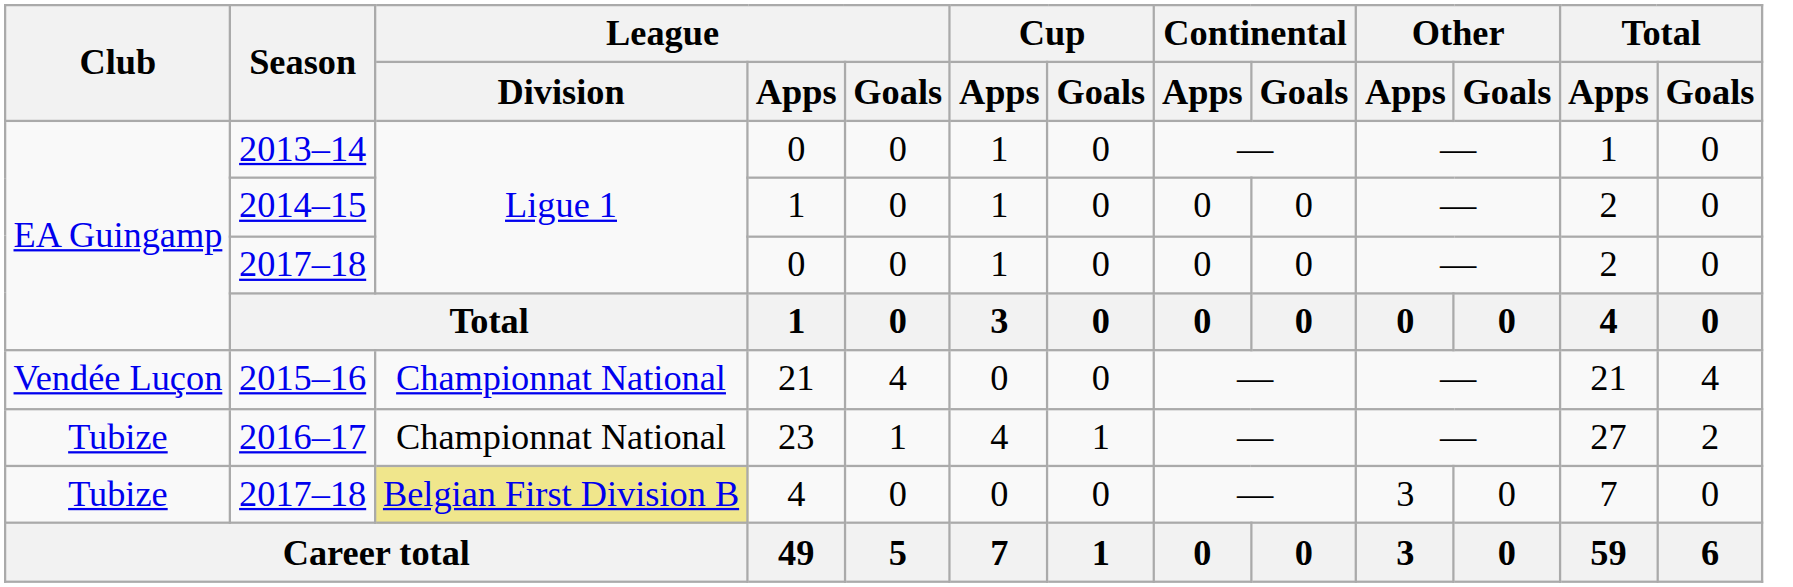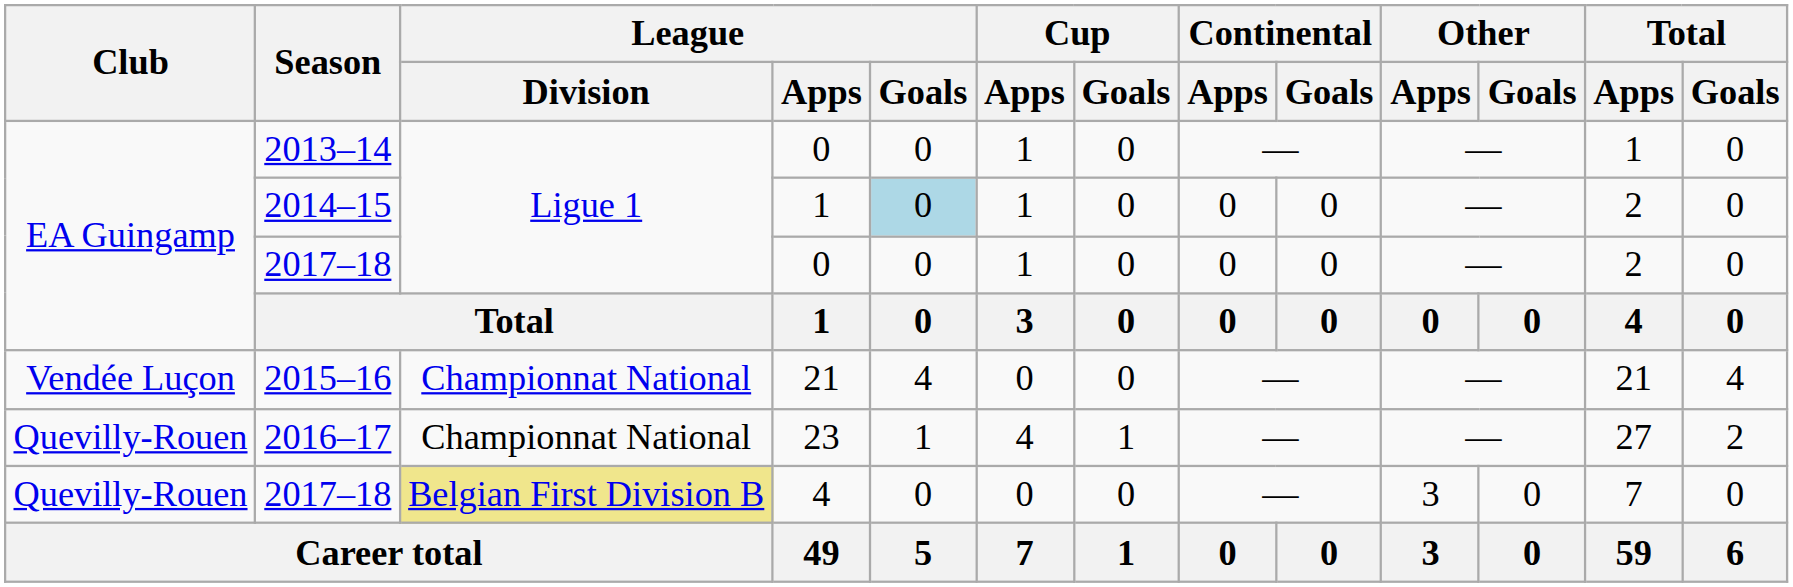(898, 206) no background -> (923, 206) lightblue background
(118, 436) Tubize -> (131, 436) Quevilly-Rouen
(118, 494) Tubize -> (131, 494) Quevilly-Rouen
